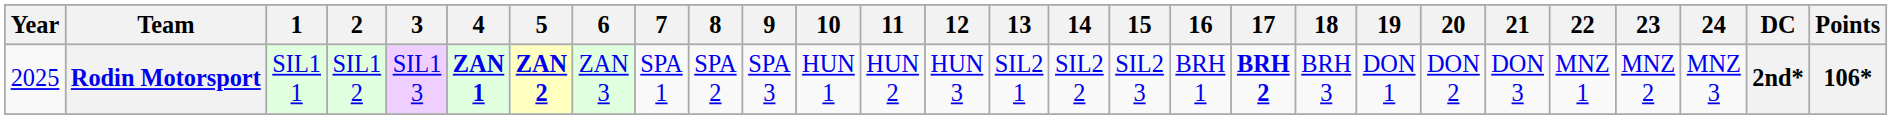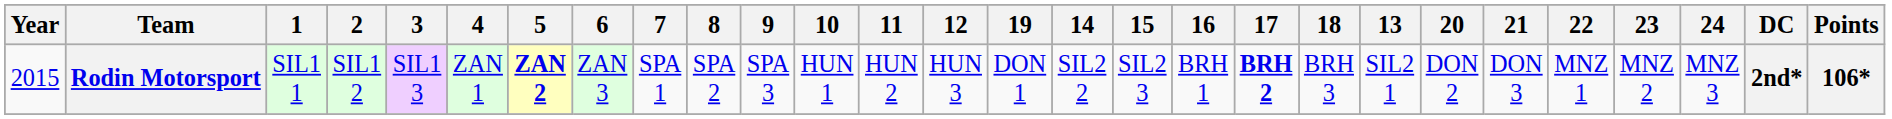columns swapped: (1019, 24) <-> (1389, 24)
(35, 78) 2025 -> (35, 78) 2015
(479, 78) bold -> (478, 78) normal
